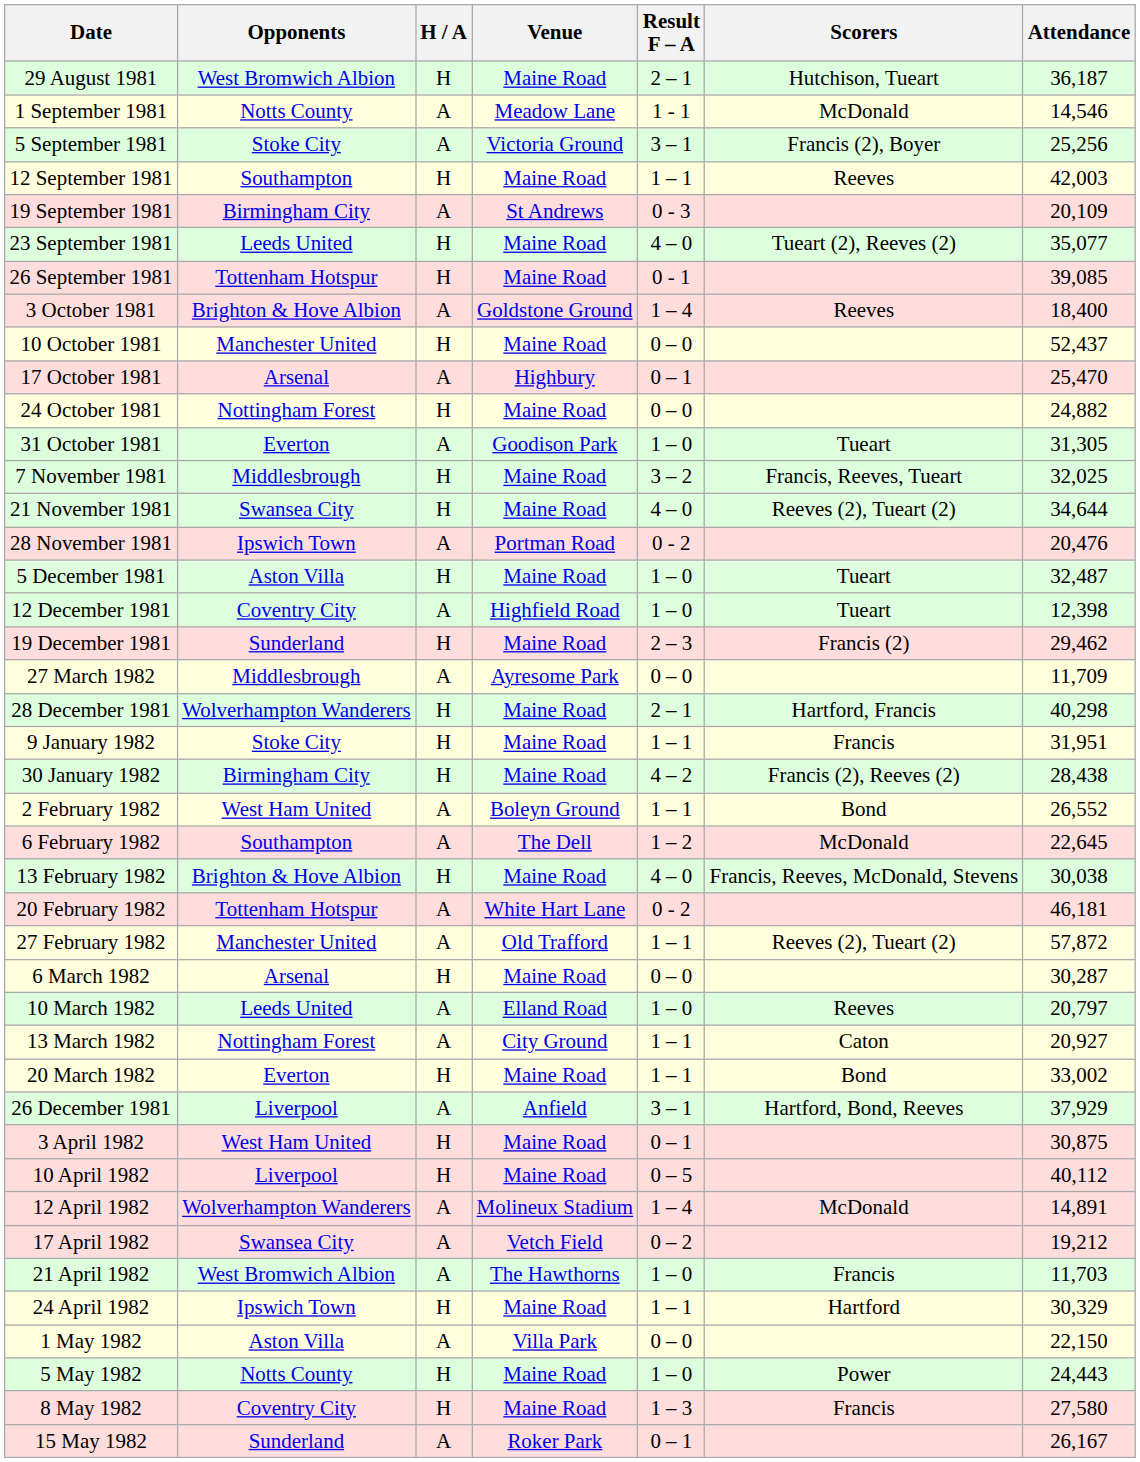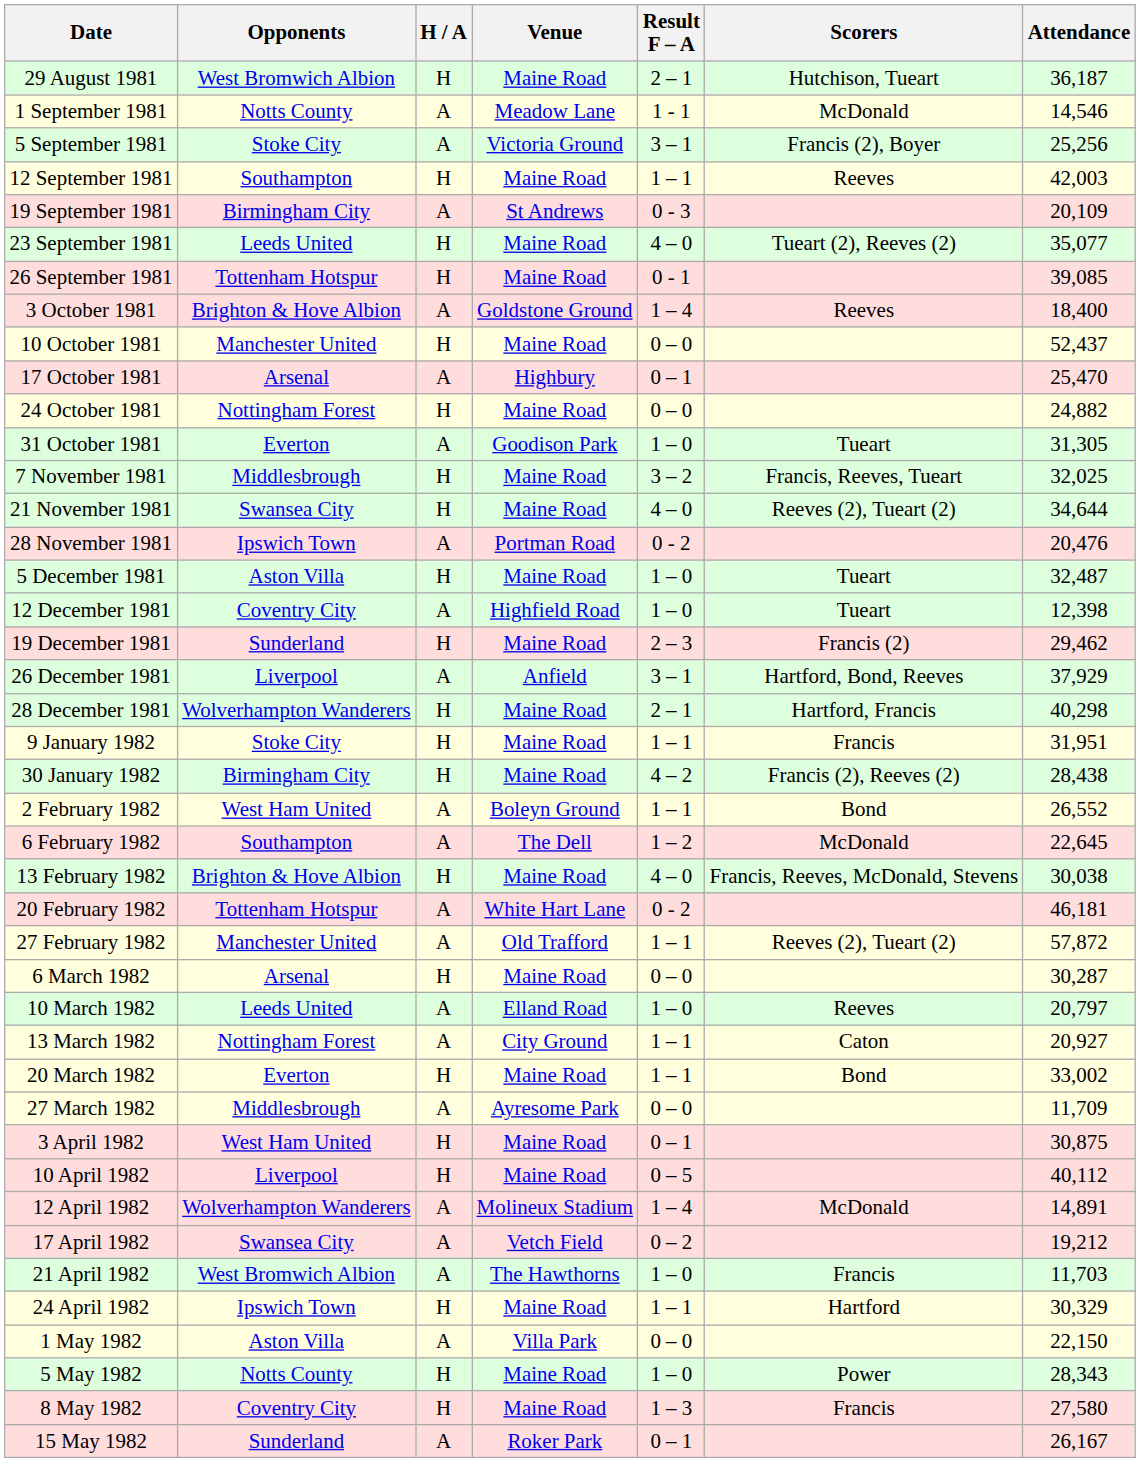rows swapped: (91, 1108) <-> (91, 676)
(1079, 1374) 24,443 -> (1079, 1374) 28,343
